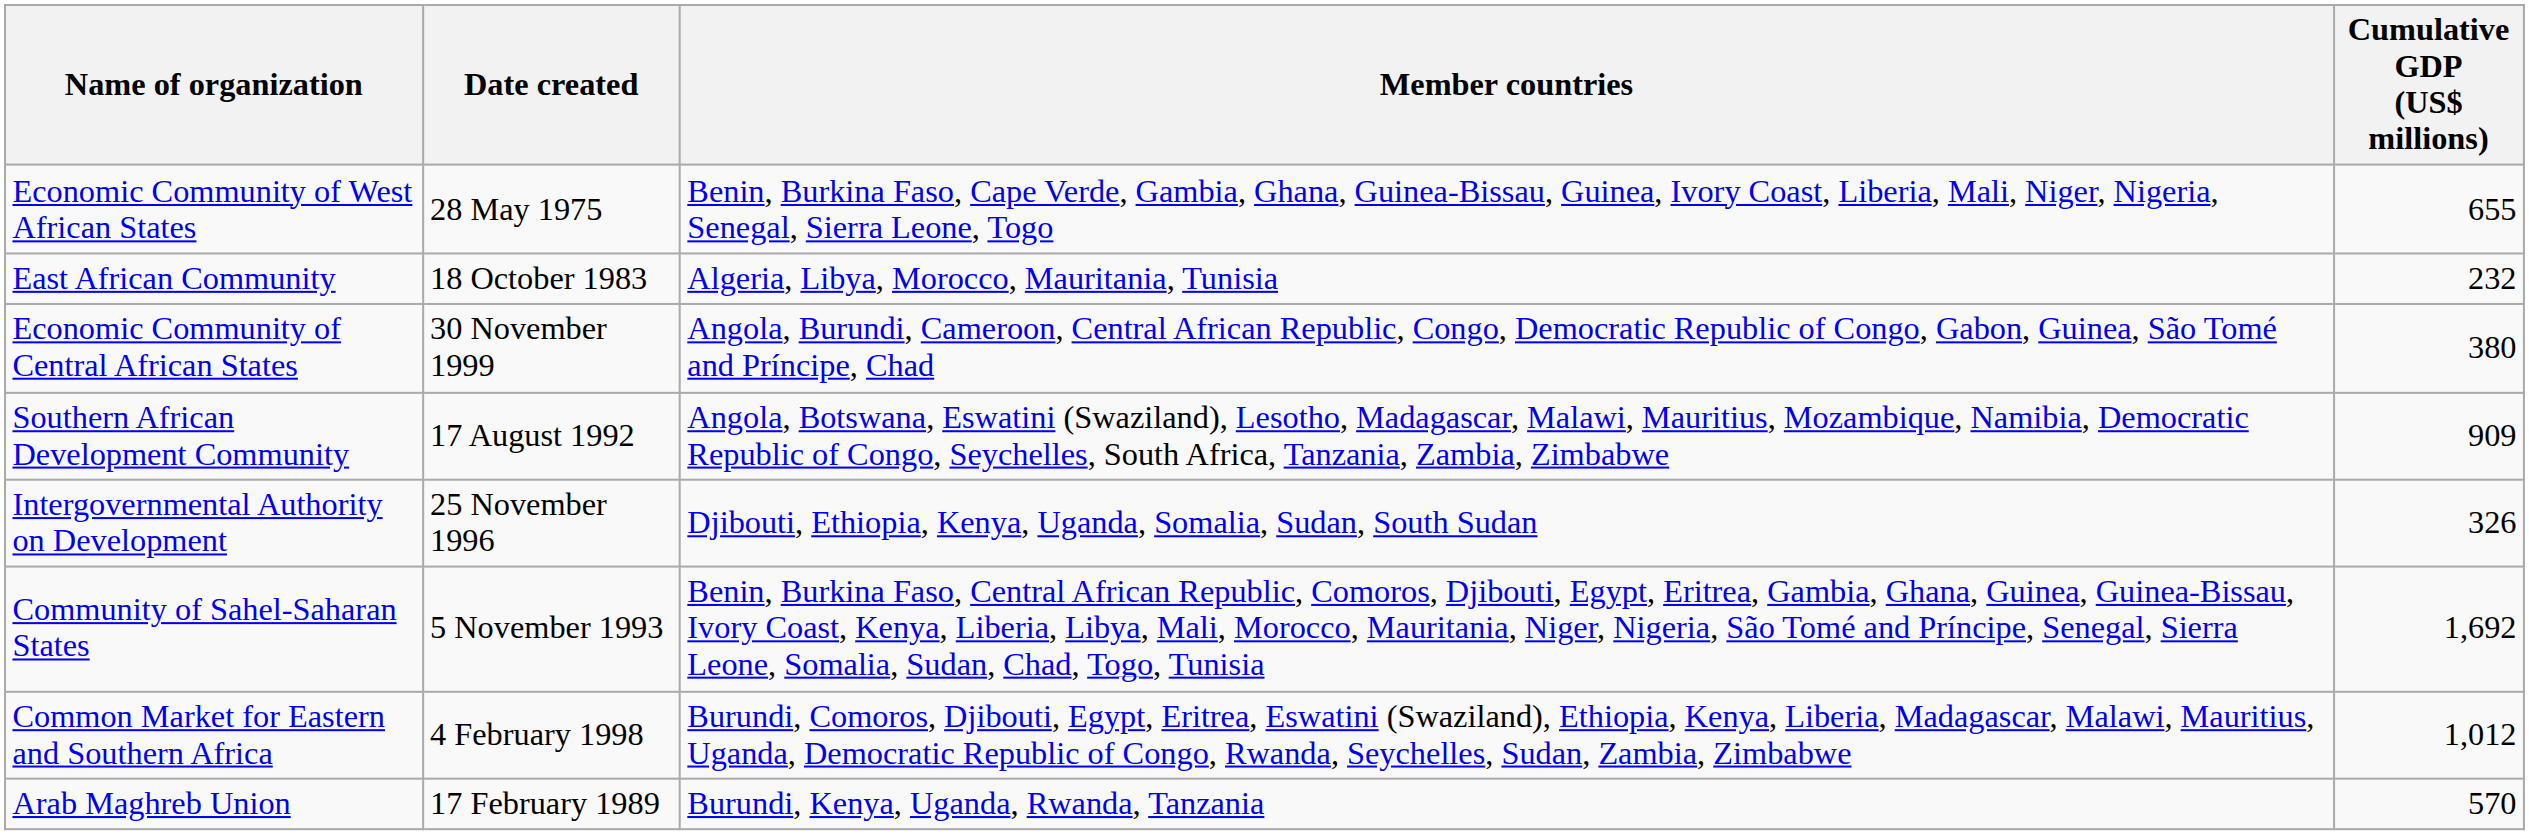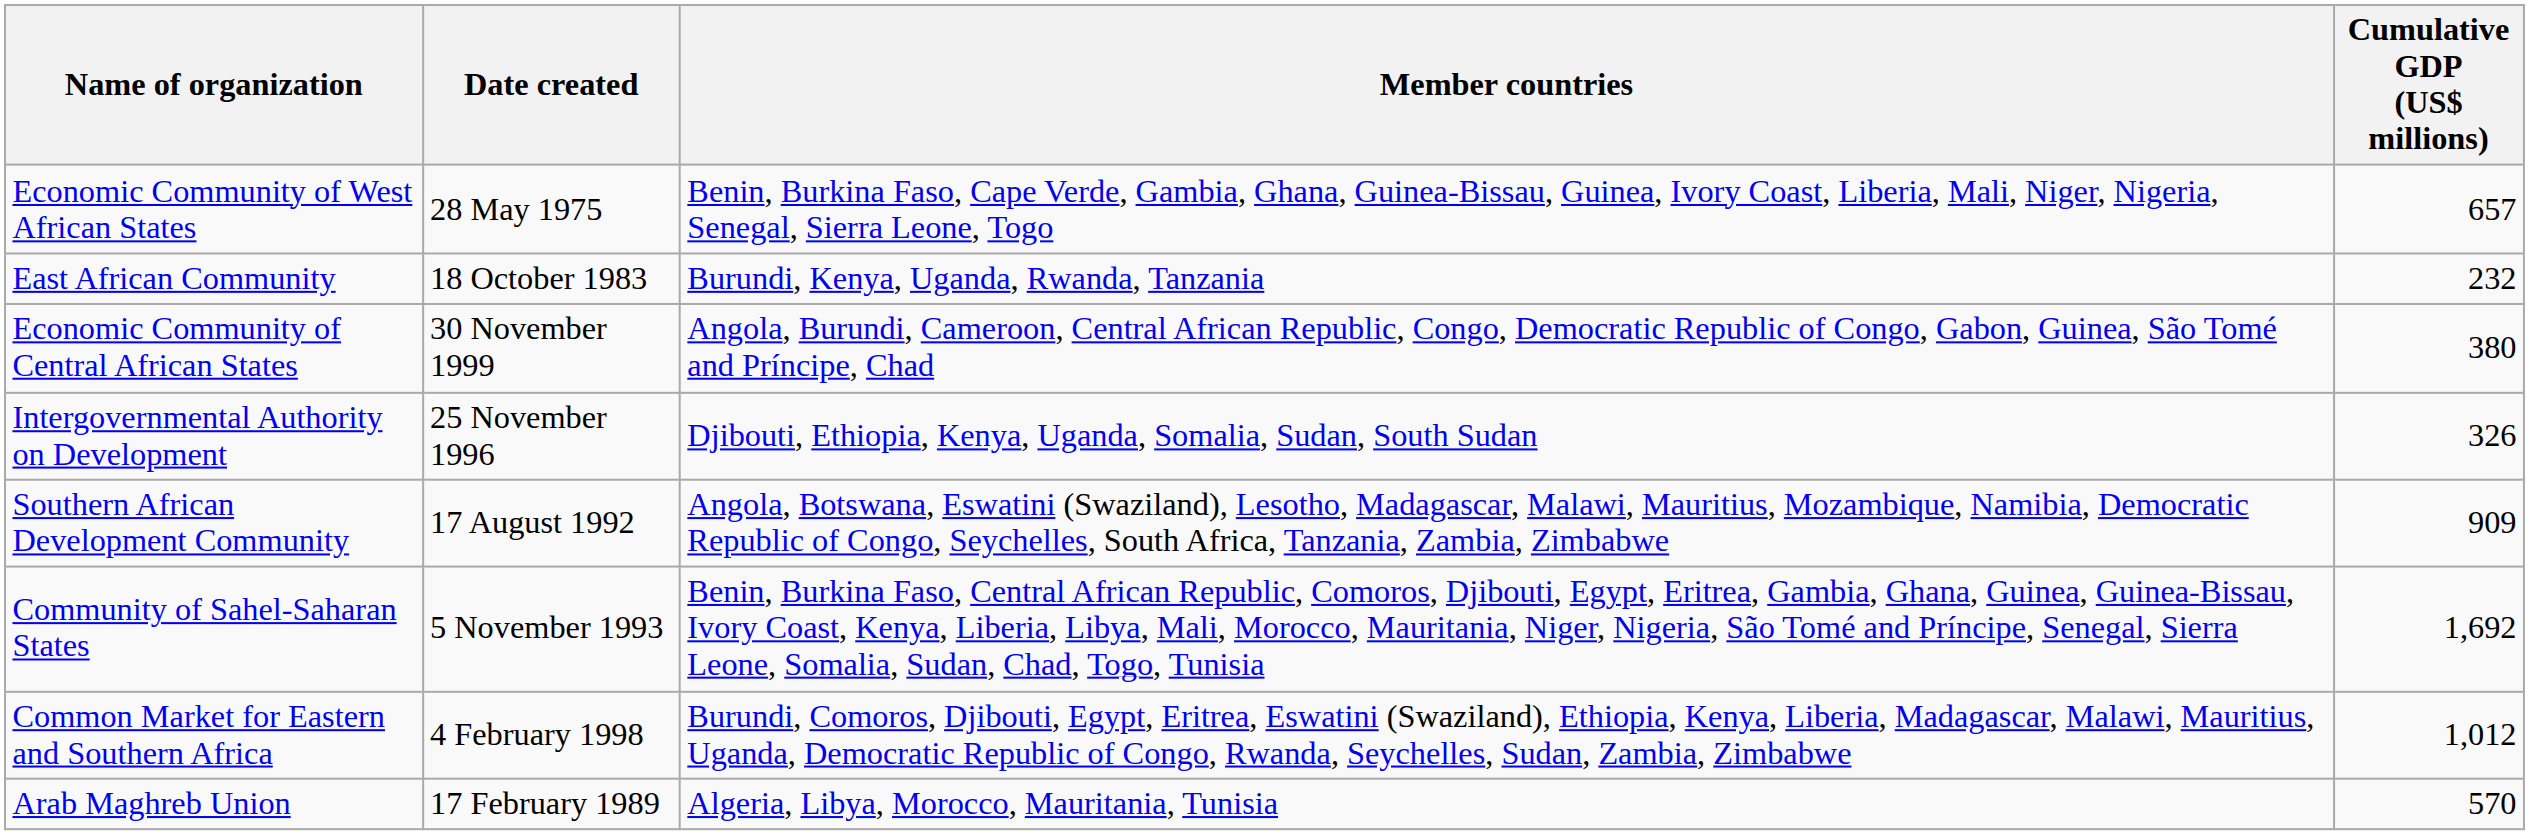(2492, 208) 655 -> (2492, 208) 657
(983, 278) Algeria, Libya, Morocco, Mauritania, Tunisia -> (976, 278) Burundi, Kenya, Uganda, Rwanda, Tanzania
rows swapped: (181, 435) <-> (198, 522)
(976, 803) Burundi, Kenya, Uganda, Rwanda, Tanzania -> (983, 803) Algeria, Libya, Morocco, Mauritania, Tunisia
